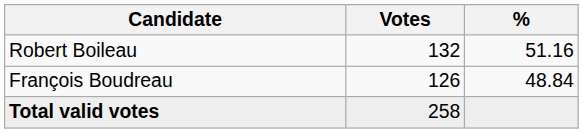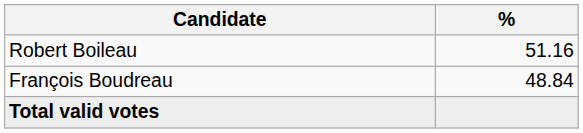- column: (405, 19)
